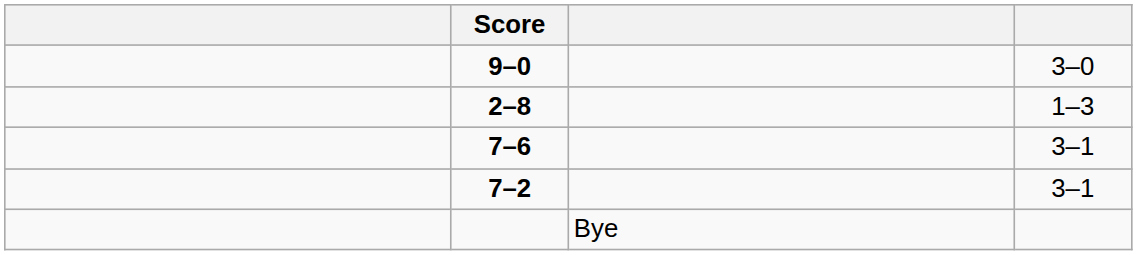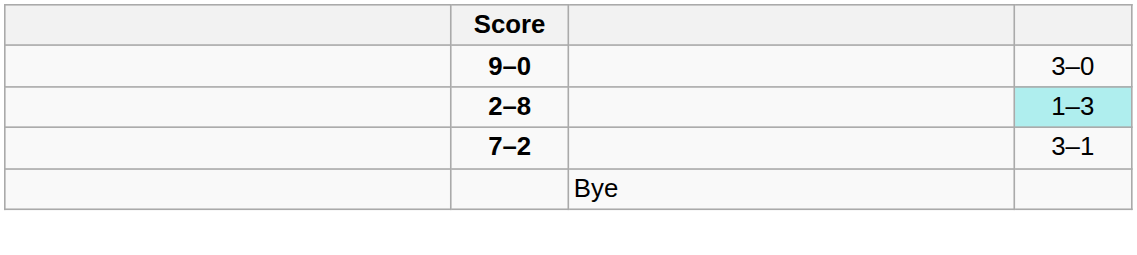(1073, 106) no background -> (1073, 106) paleturquoise background
- row: (510, 147)
